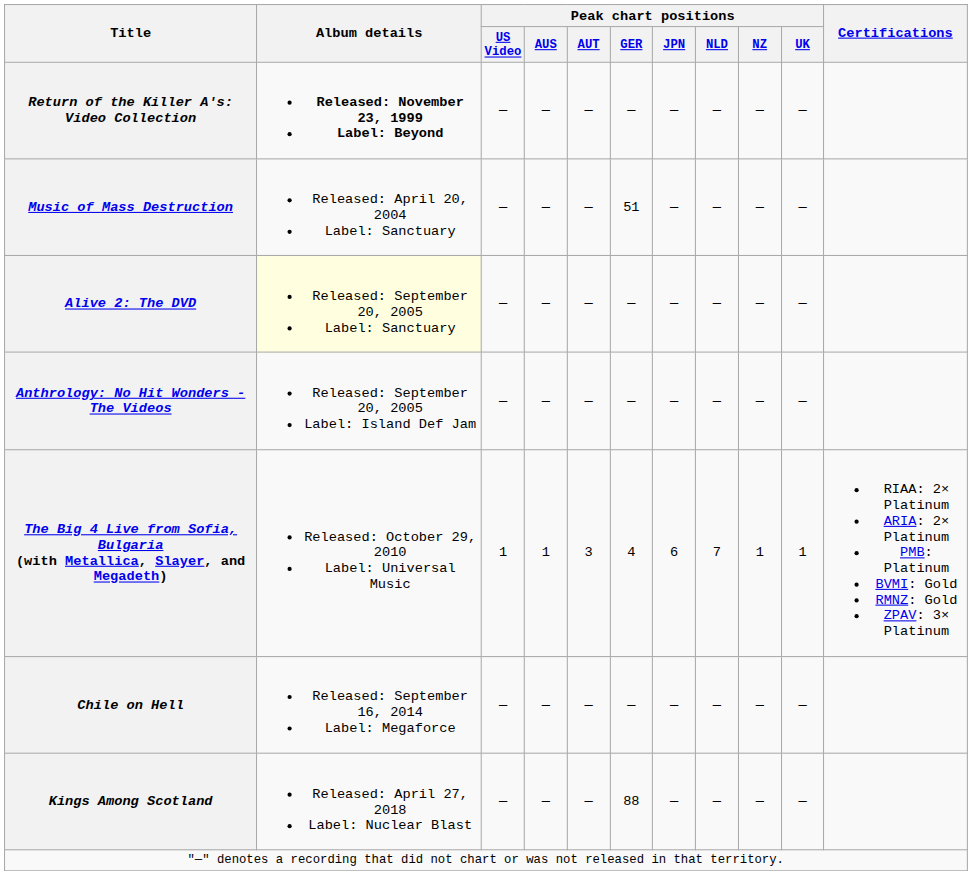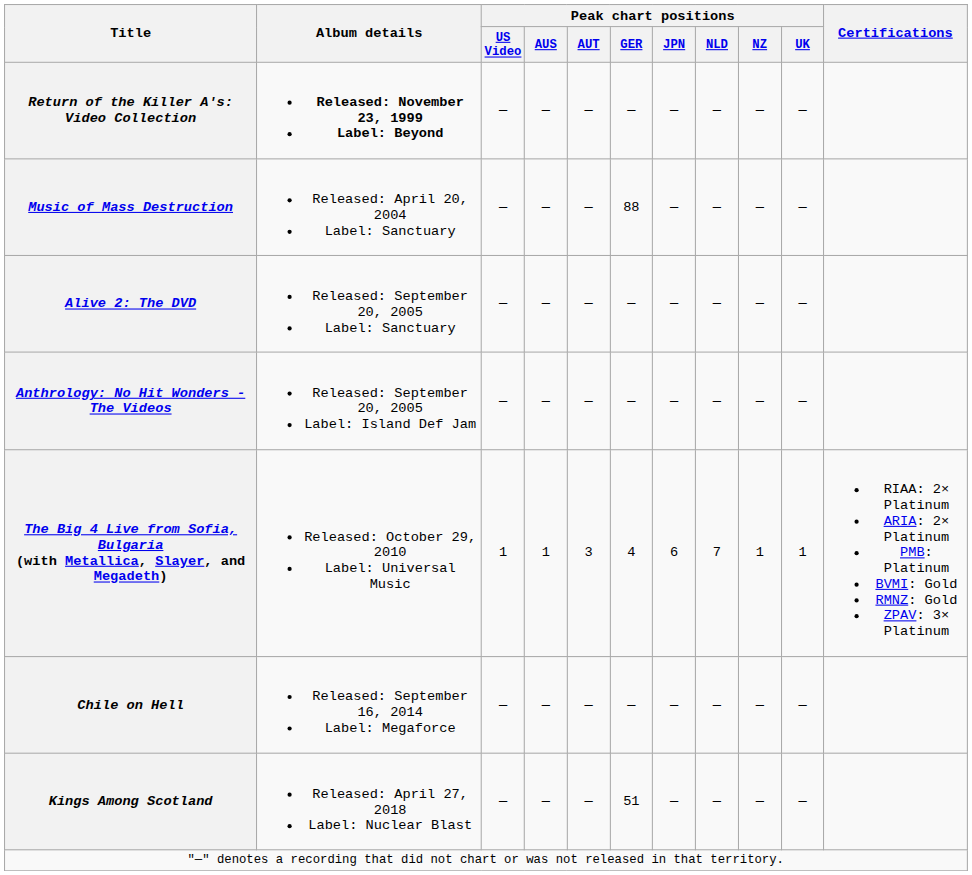(631, 207) 51 -> (631, 207) 88
(369, 312) lightyellow background -> (369, 312) no background
(631, 802) 88 -> (631, 802) 51
